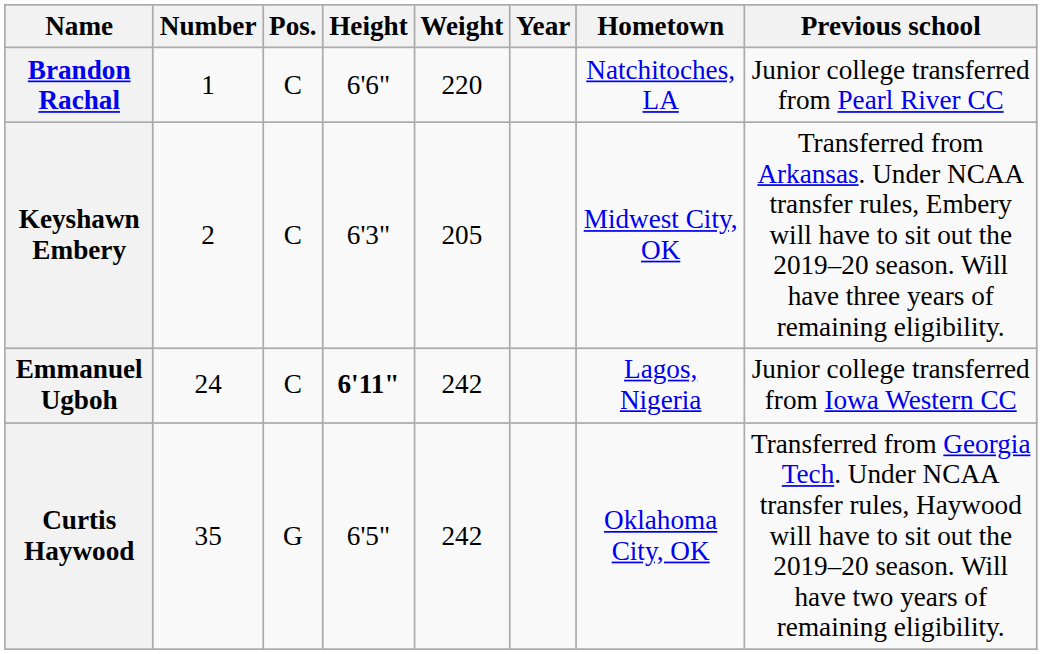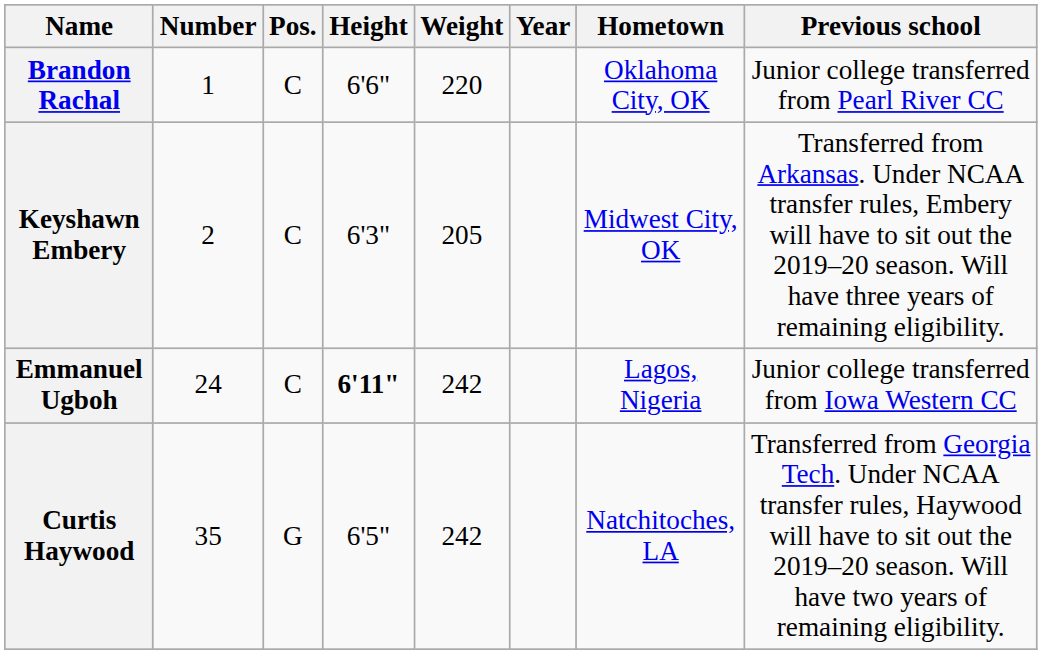(661, 84) Natchitoches, LA -> (661, 84) Oklahoma City, OK
(661, 535) Oklahoma City, OK -> (661, 535) Natchitoches, LA
